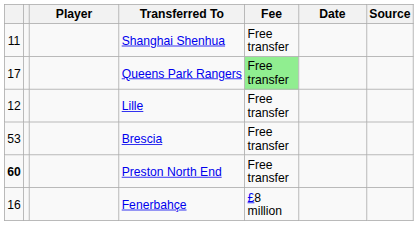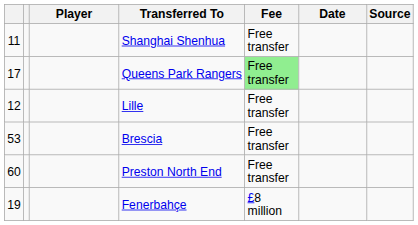(14, 172) bold -> (14, 172) normal
(14, 205) 16 -> (14, 205) 19
